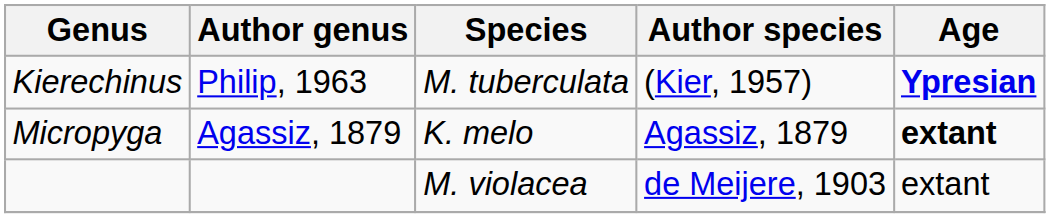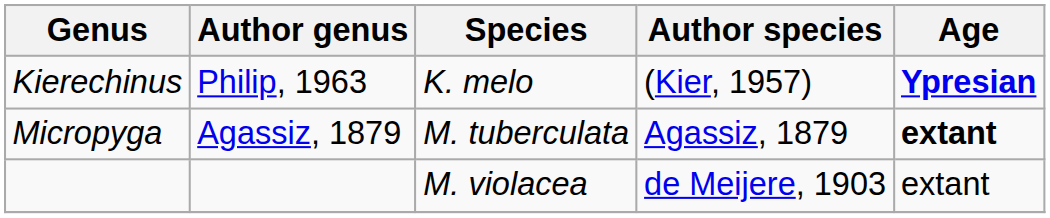(526, 81) M. tuberculata -> (478, 81) K. melo
(478, 133) K. melo -> (526, 133) M. tuberculata
